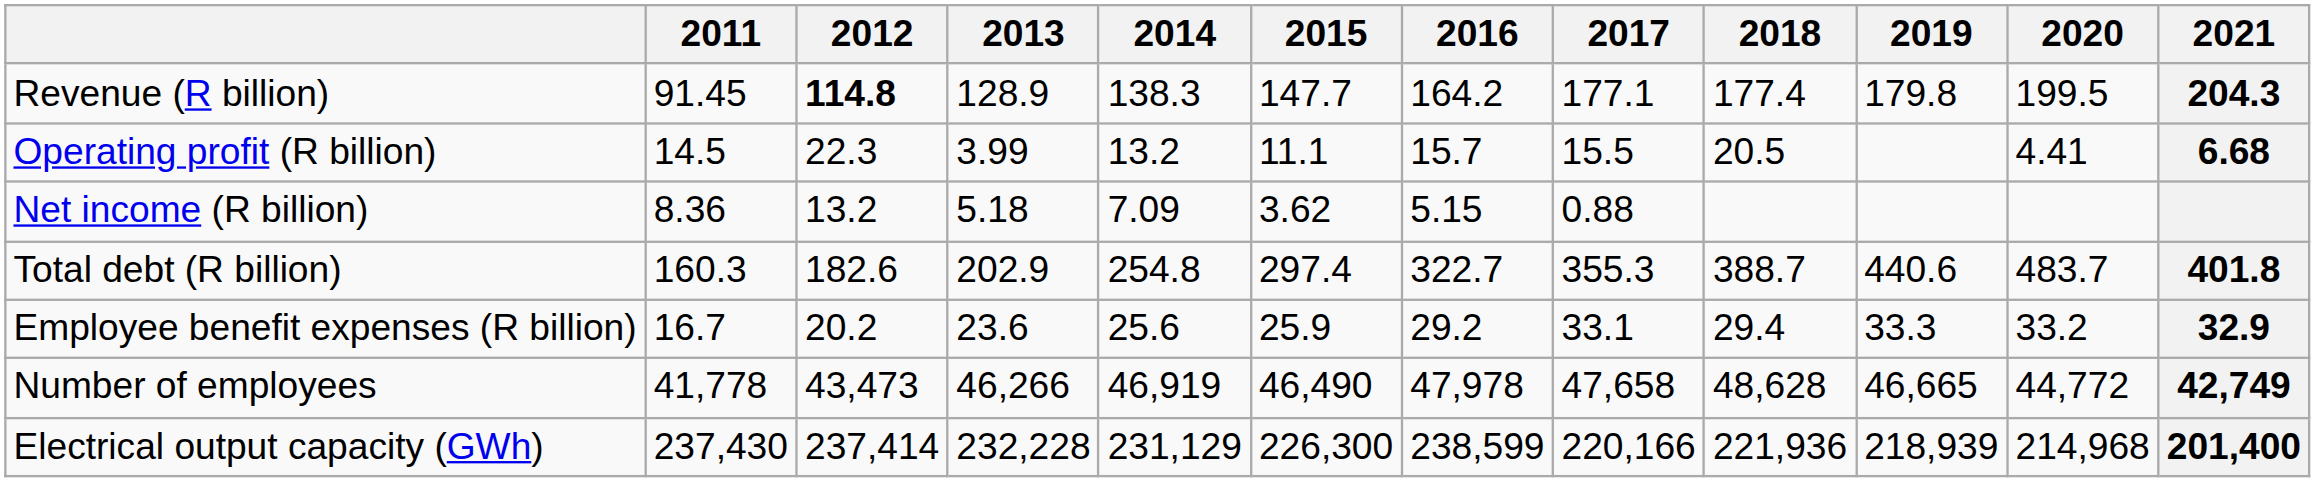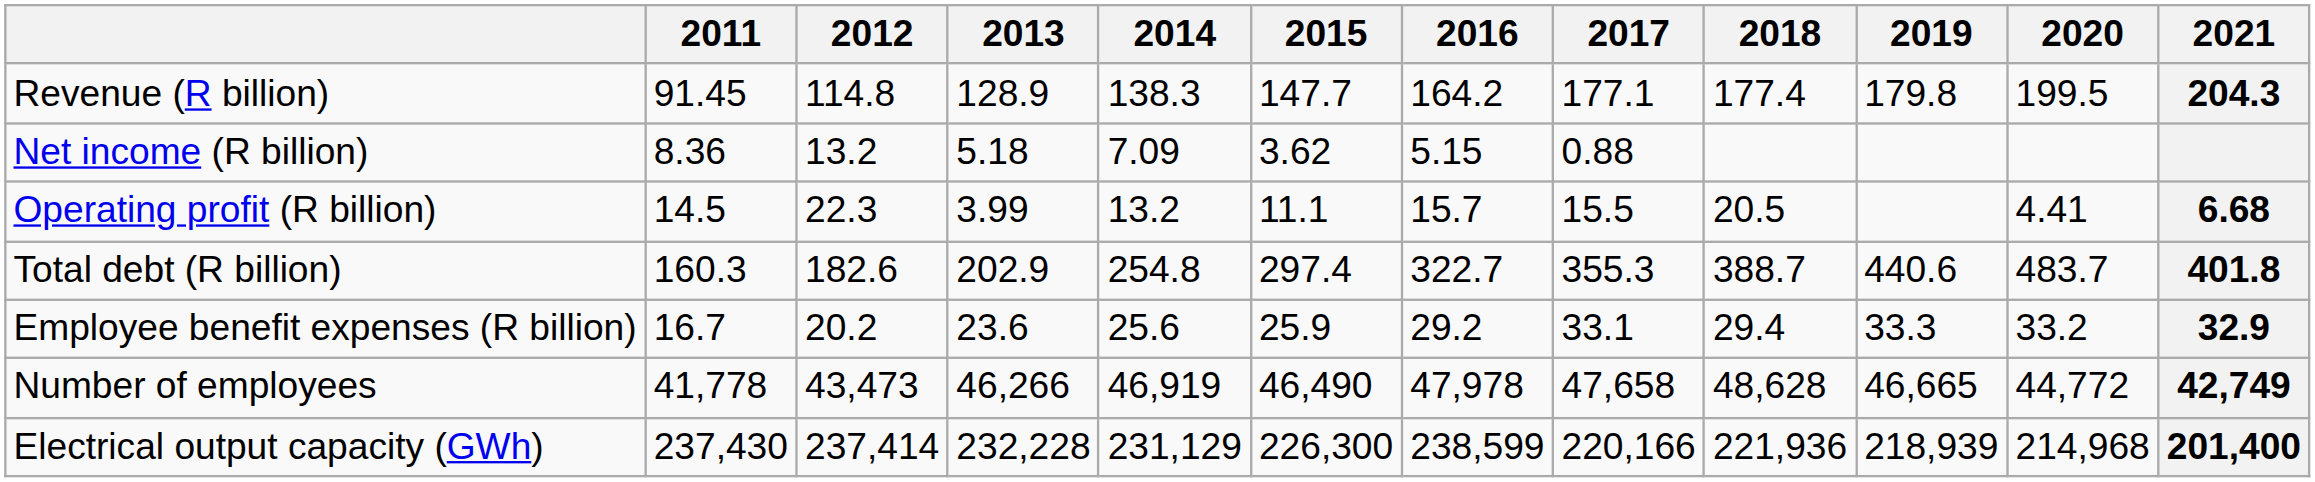(850, 92) bold -> (850, 92) normal
rows swapped: (225, 151) <-> (191, 210)
